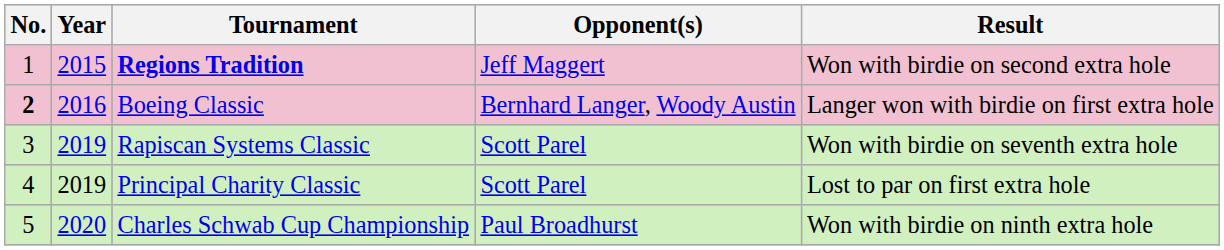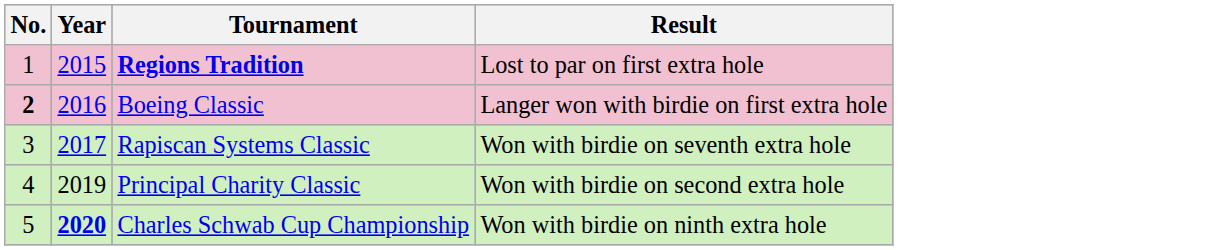- column: (638, 24)
(989, 64) Won with birdie on second extra hole -> (622, 64) Lost to par on first extra hole
(82, 145) 2019 -> (82, 145) 2017
(949, 185) Lost to par on first extra hole -> (662, 185) Won with birdie on second extra hole
(82, 225) normal -> (82, 225) bold
